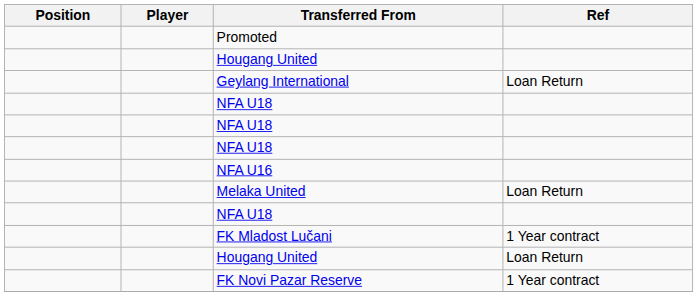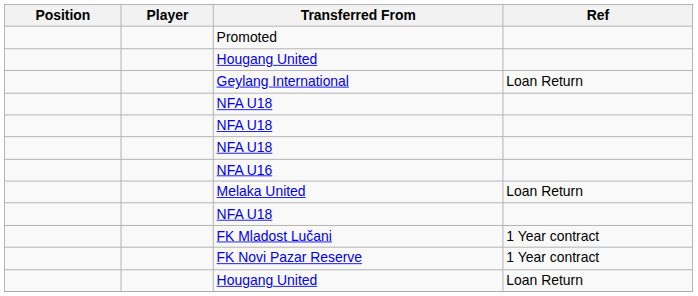rows swapped: (289, 280) <-> (267, 258)
